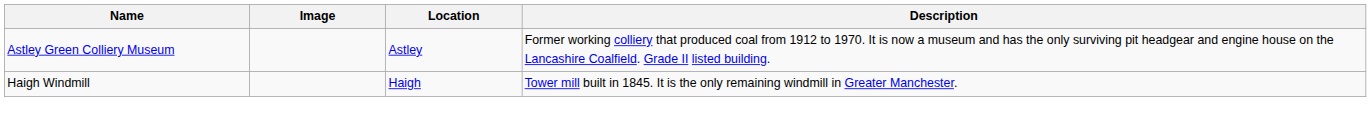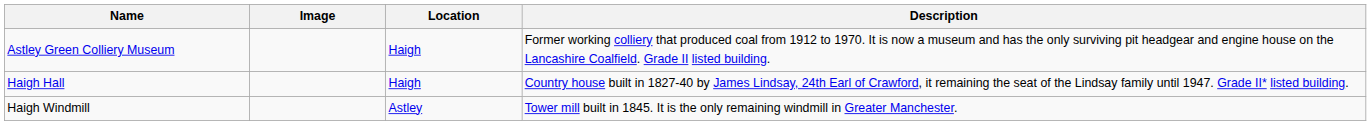(405, 50) Astley -> (405, 50) Haigh
+ row: (36, 84)
(405, 84) Haigh -> (405, 108) Astley
